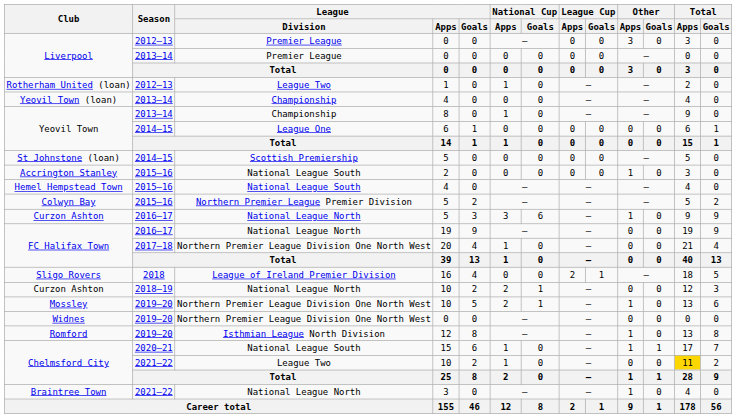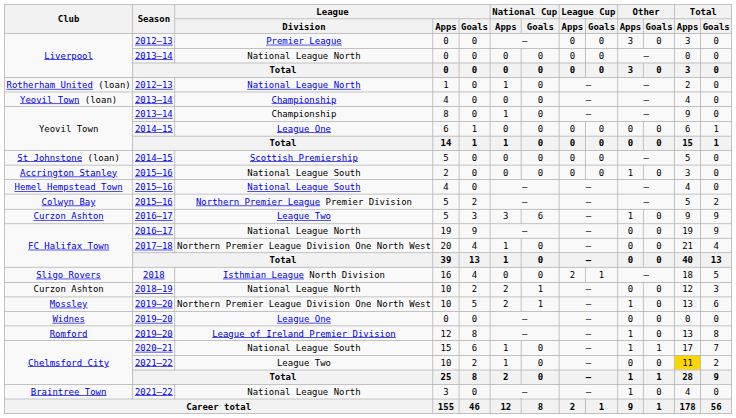(304, 56) Premier League -> (304, 56) National League North
(304, 85) League Two -> (304, 85) National League North
(304, 216) National League North -> (304, 216) League Two
(304, 275) League of Ireland Premier Division -> (304, 275) Isthmian League North Division
(304, 319) Northern Premier League Division One North West -> (304, 319) League One
(304, 333) Isthmian League North Division -> (304, 333) League of Ireland Premier Division
